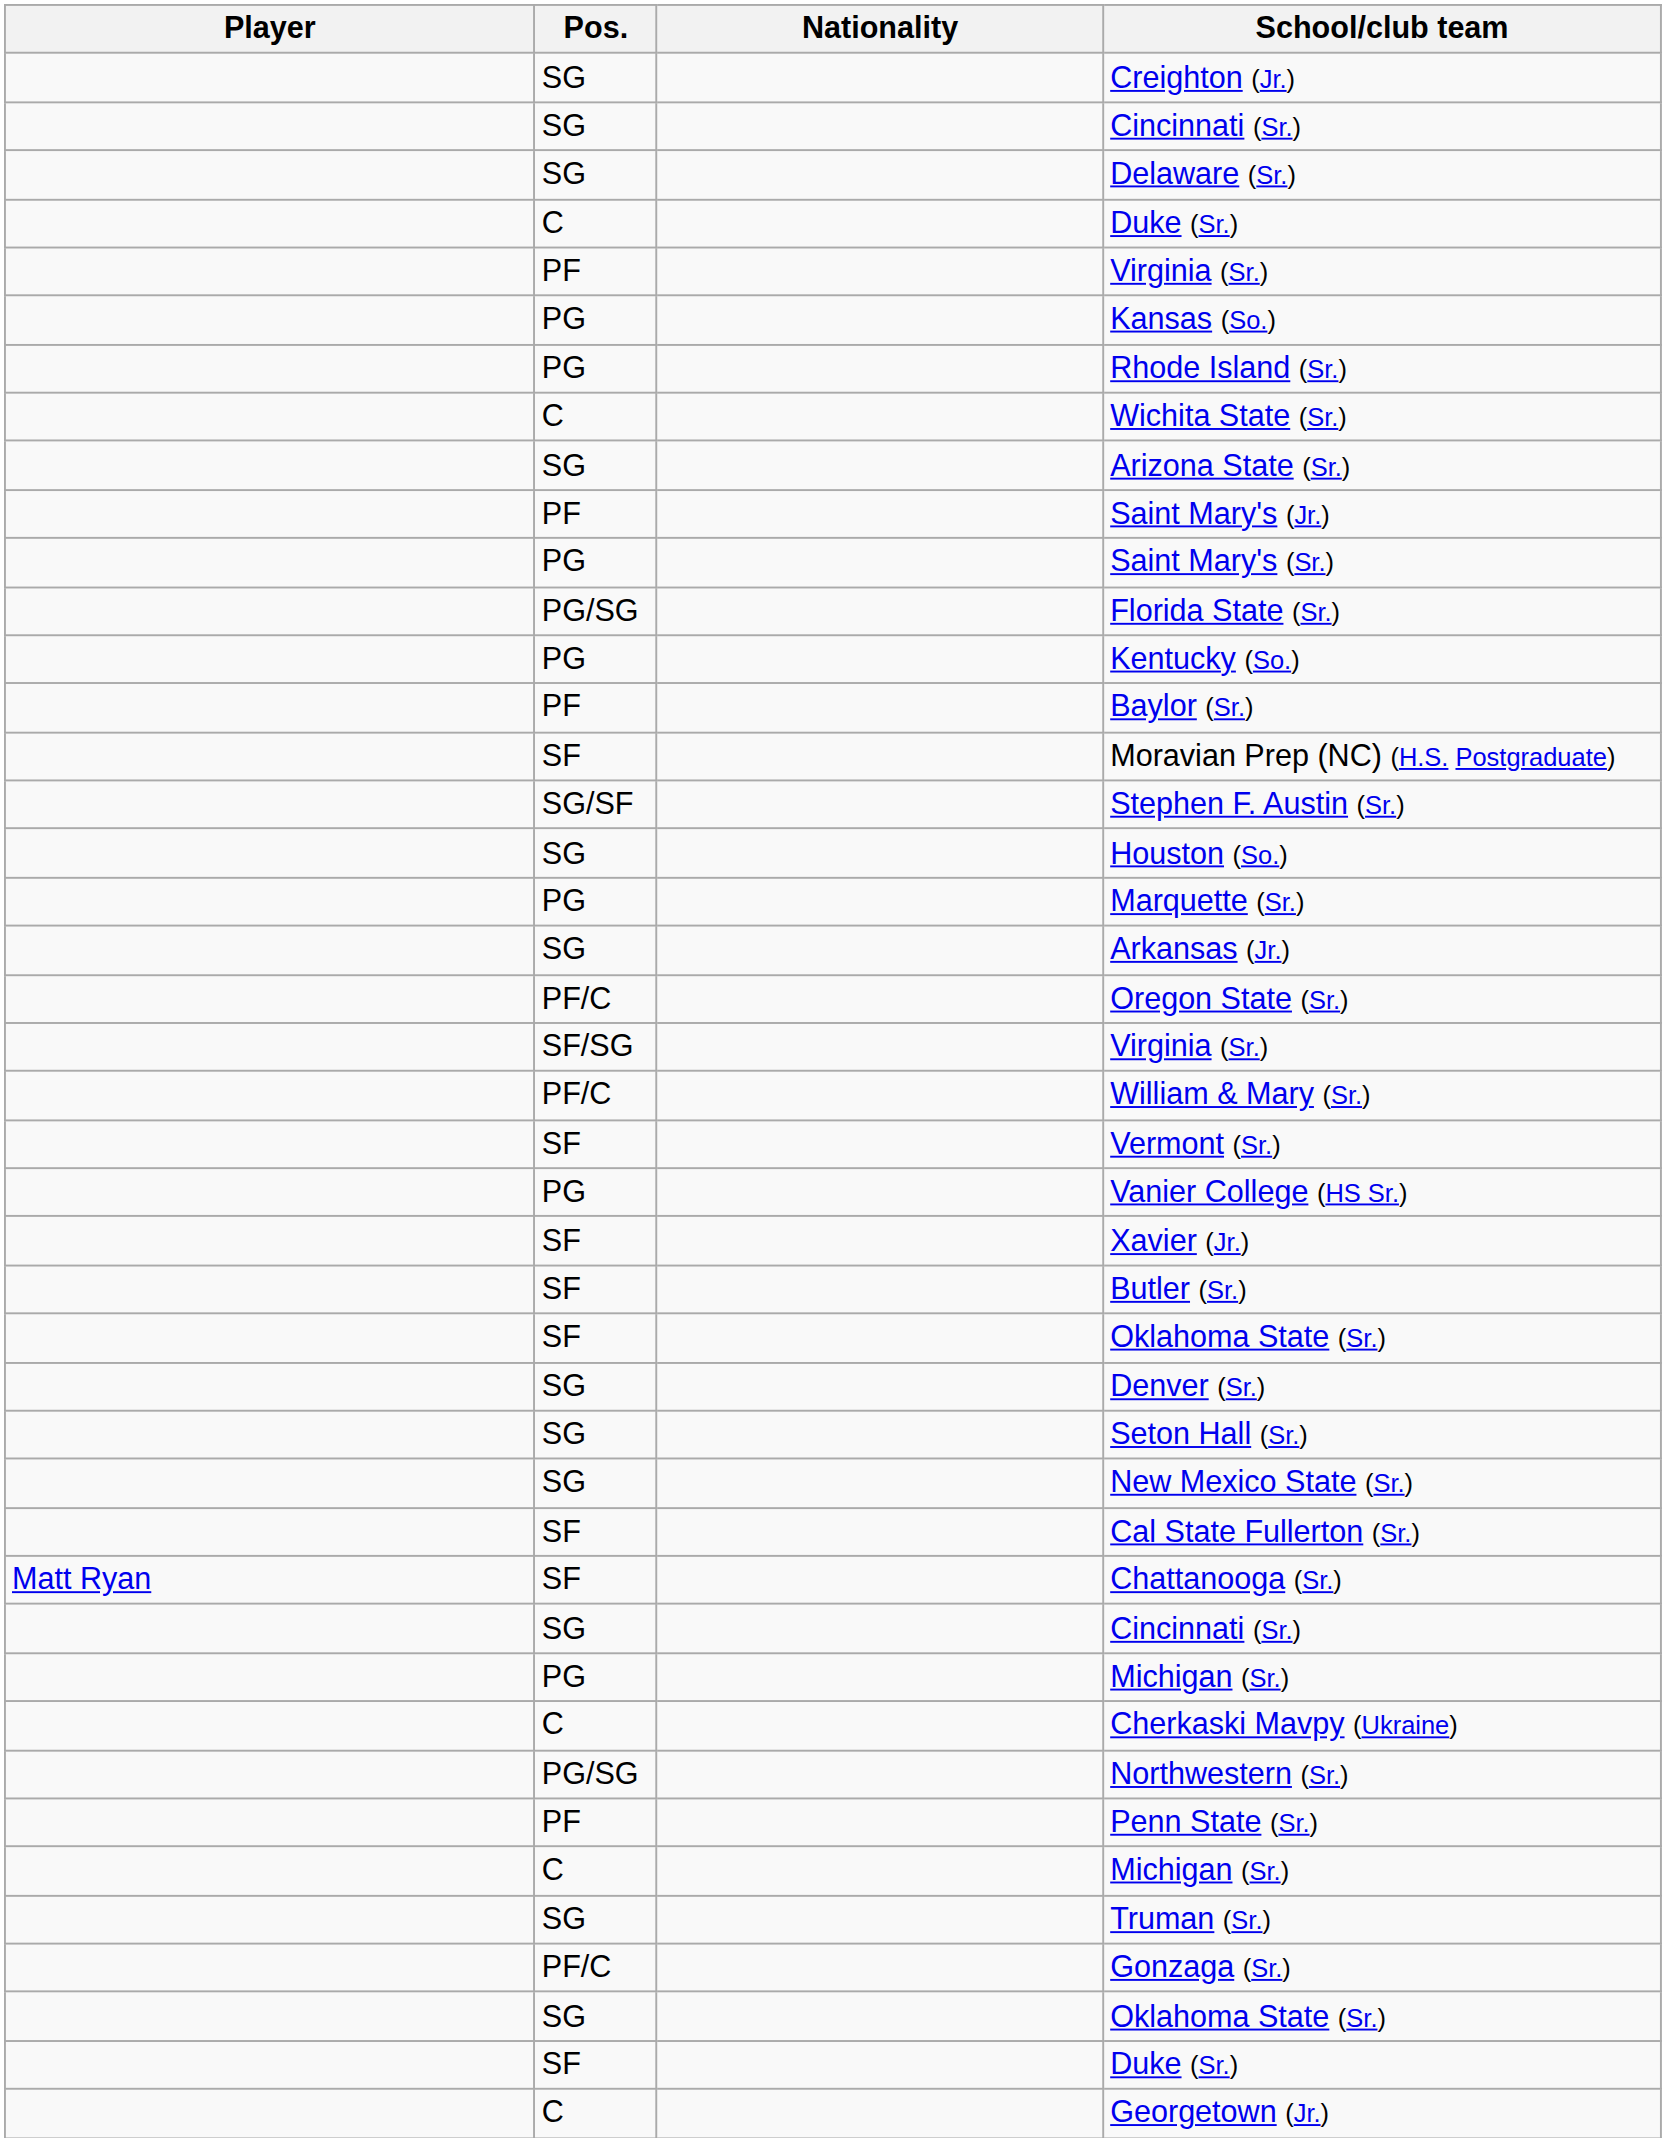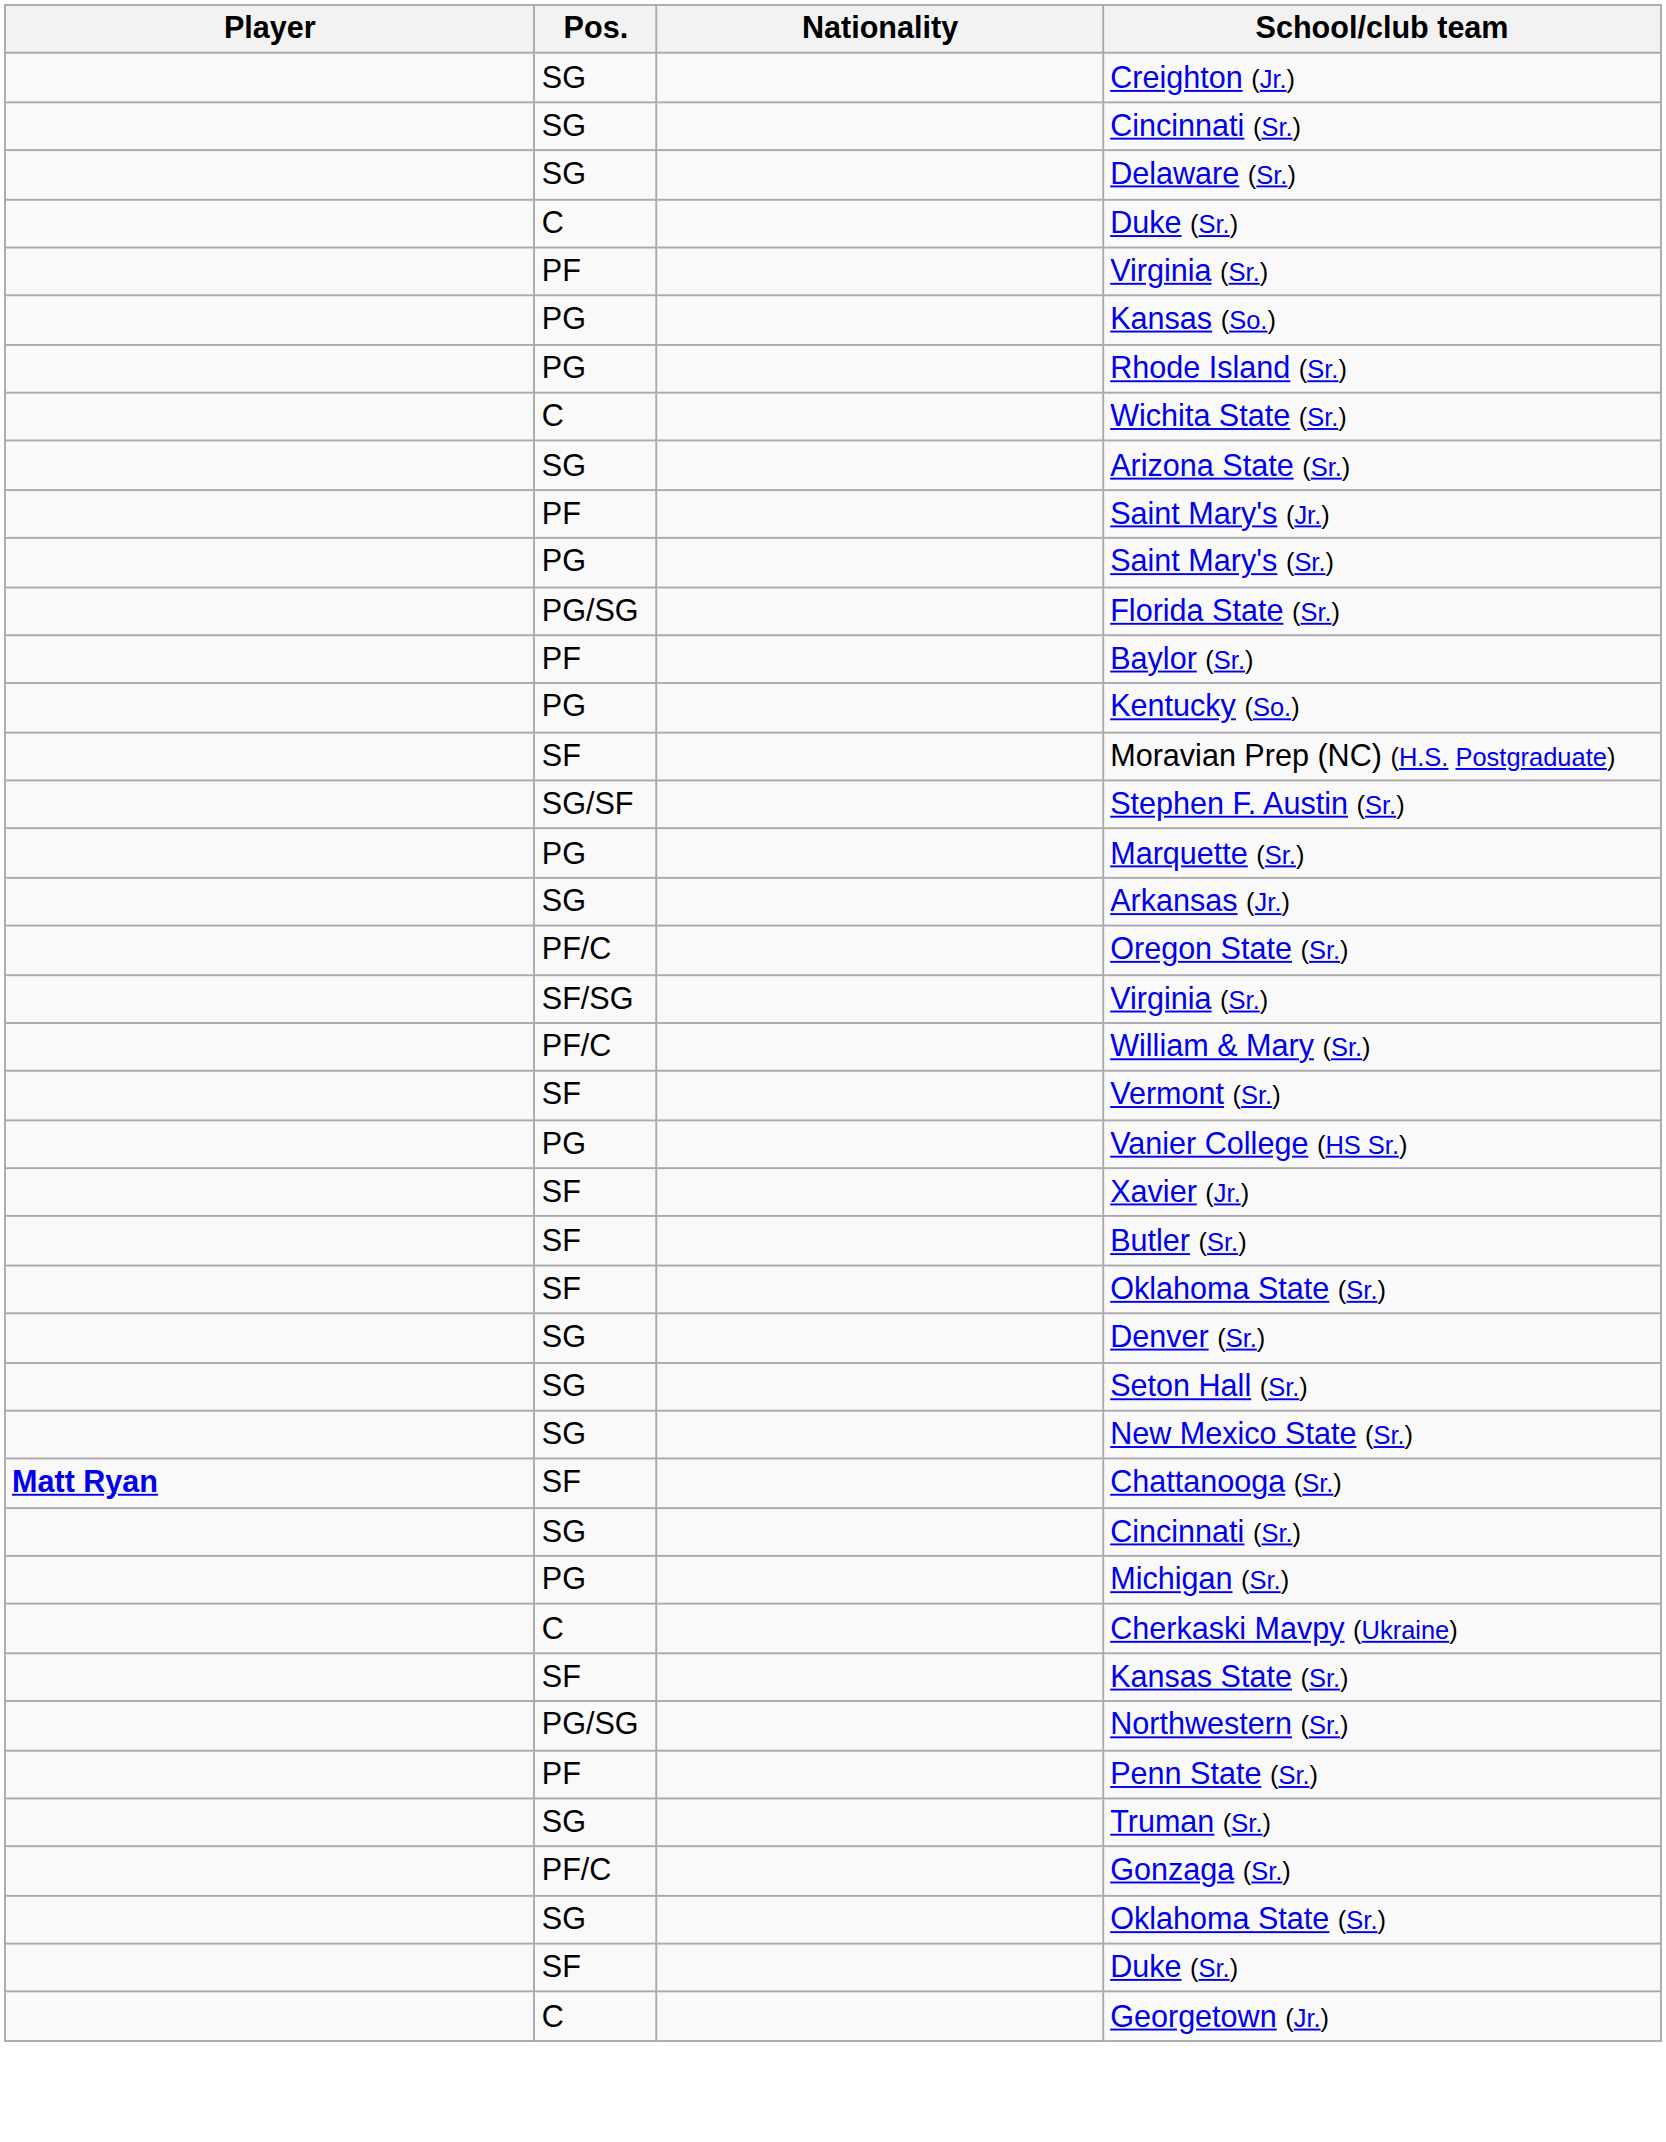rows swapped: (561, 707) <-> (564, 658)
- row: (564, 852)
- row: (561, 1531)
(82, 1579) normal -> (85, 1482) bold
+ row: (561, 1676)
- row: (553, 1870)
